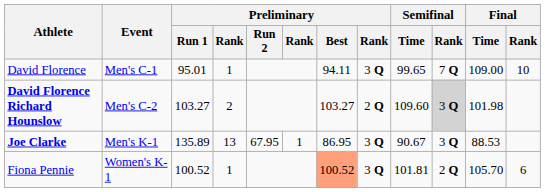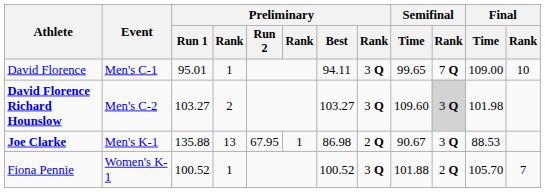(374, 105) 2 Q -> (374, 105) 3 Q
(192, 141) 135.89 -> (192, 141) 135.88
(337, 141) 86.95 -> (337, 141) 86.98
(374, 141) 3 Q -> (374, 141) 2 Q
(337, 170) lightsalmon background -> (337, 170) no background
(411, 170) 101.81 -> (411, 170) 101.88
(523, 170) 6 -> (523, 170) 7
